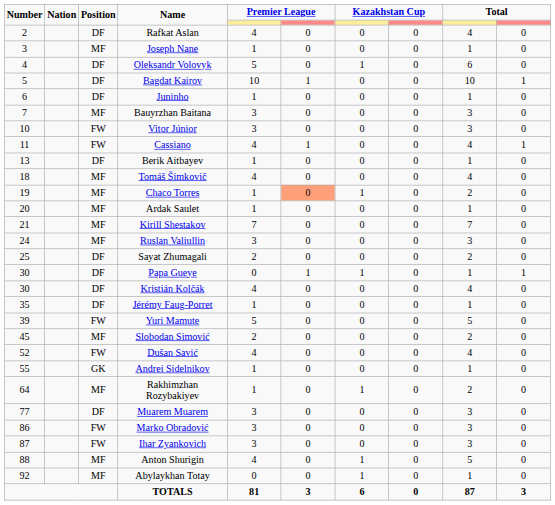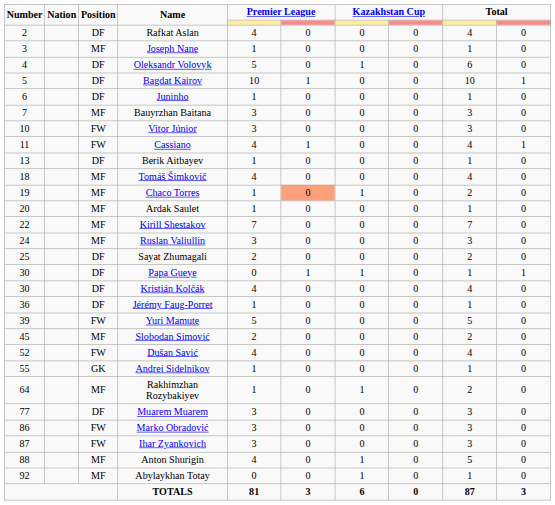(25, 224) 21 -> (25, 224) 22
(25, 304) 35 -> (25, 304) 36
